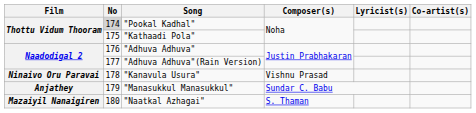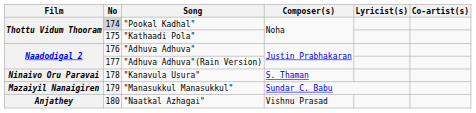(297, 75) Vishnu Prasad -> (287, 75) S. Thaman
(54, 88) Anjathey -> (54, 88) Mazaiyil Nanaigiren
(54, 101) Mazaiyil Nanaigiren -> (54, 101) Anjathey
(287, 101) S. Thaman -> (297, 101) Vishnu Prasad
